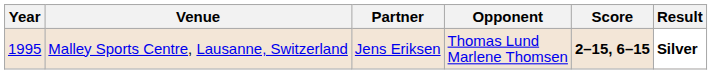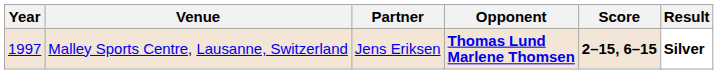(25, 49) 1995 -> (25, 49) 1997
(508, 49) normal -> (511, 49) bold
